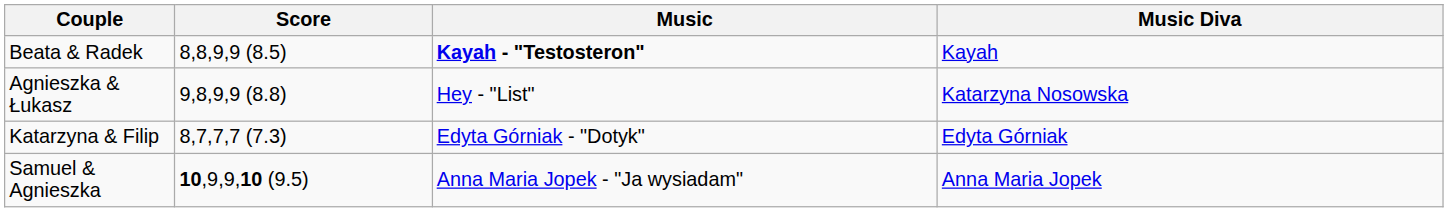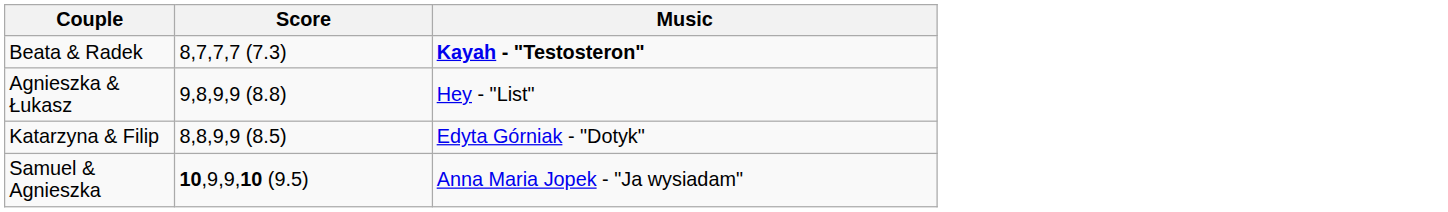- column: (1190, 20)
(233, 51) 8,8,9,9 (8.5) -> (233, 51) 8,7,7,7 (7.3)
(233, 136) 8,7,7,7 (7.3) -> (233, 136) 8,8,9,9 (8.5)
